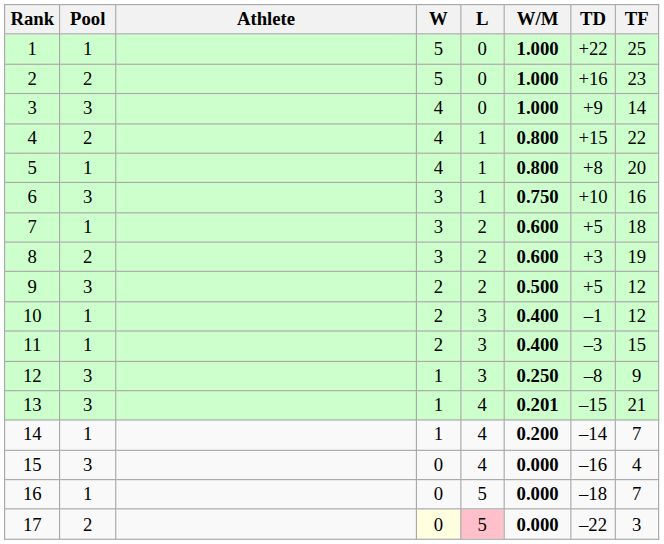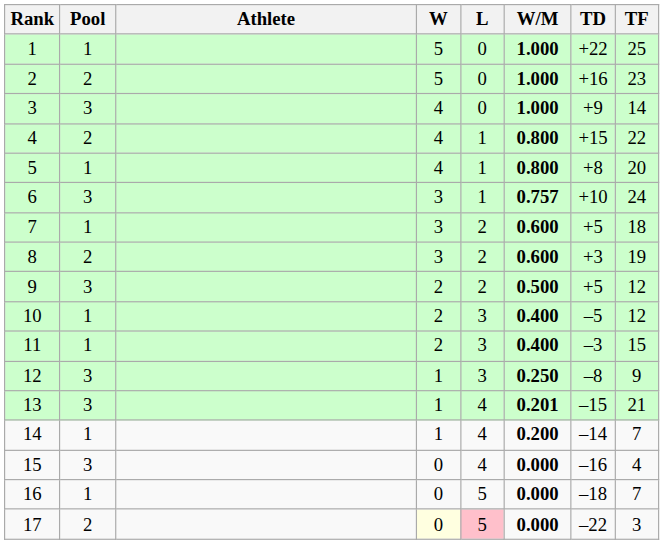(538, 197) 0.750 -> (538, 197) 0.757
(637, 197) 16 -> (637, 197) 24
(593, 316) –1 -> (593, 316) –5
